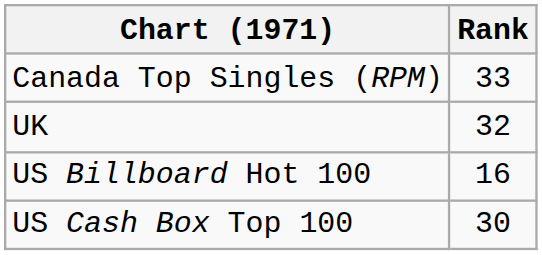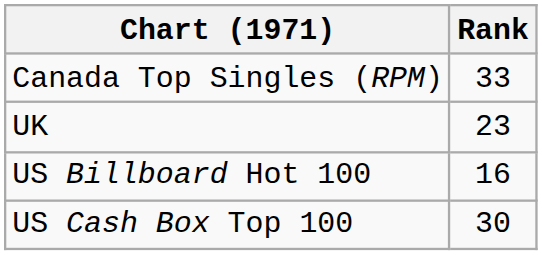(493, 127) 32 -> (493, 127) 23
